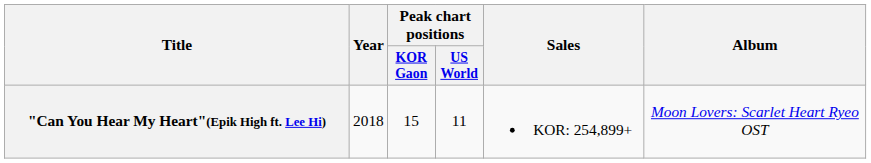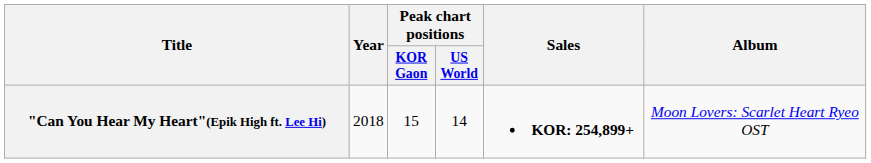(459, 121) 11 -> (459, 121) 14
(563, 130) normal -> (564, 130) bold
